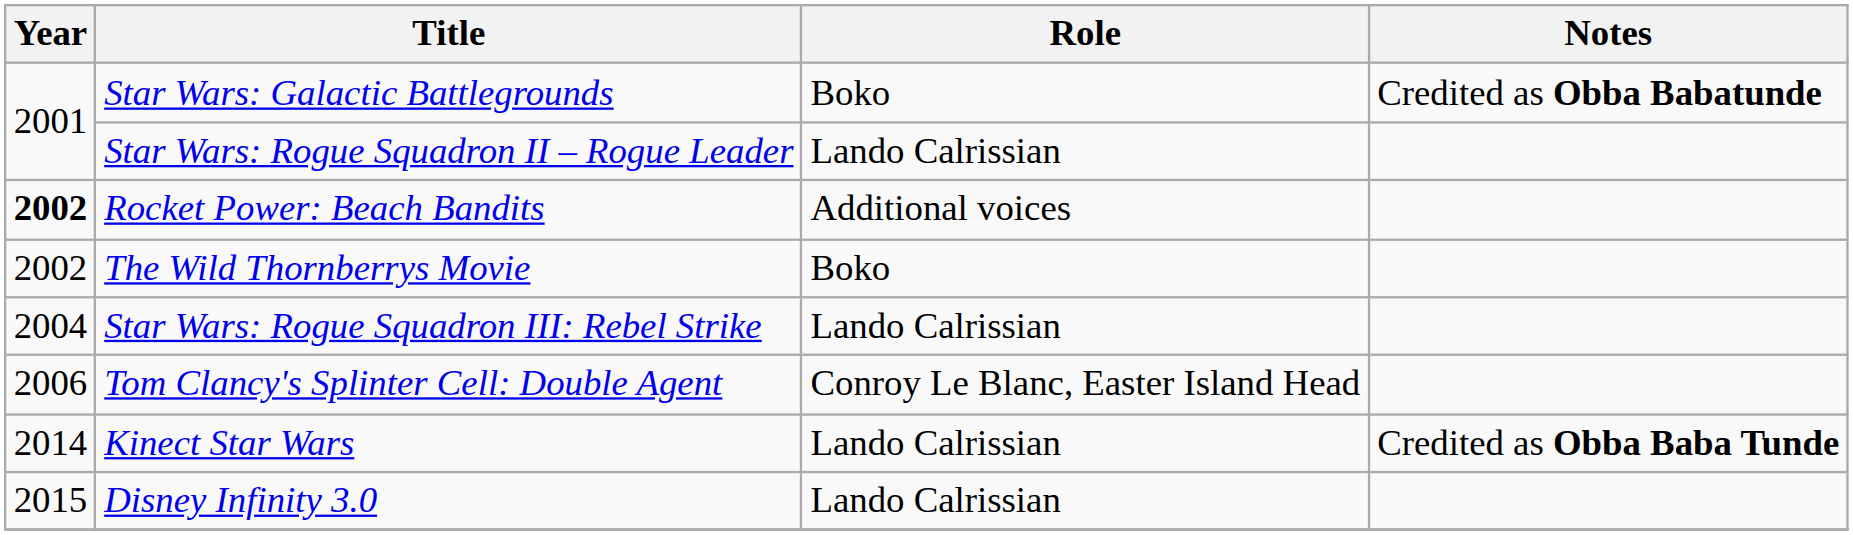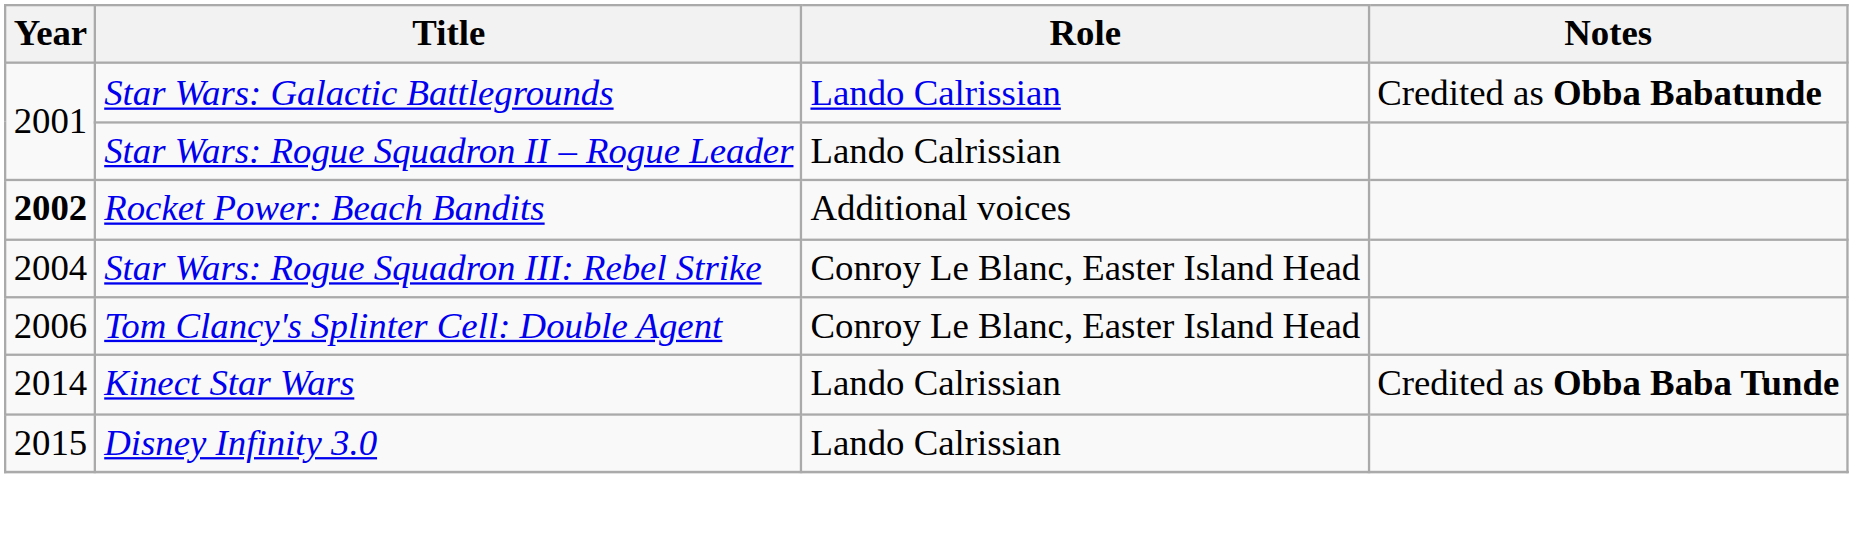(850, 92) Boko -> (936, 92) Lando Calrissian
- row: (317, 267)
(936, 325) Lando Calrissian -> (1085, 267) Conroy Le Blanc, Easter Island Head
